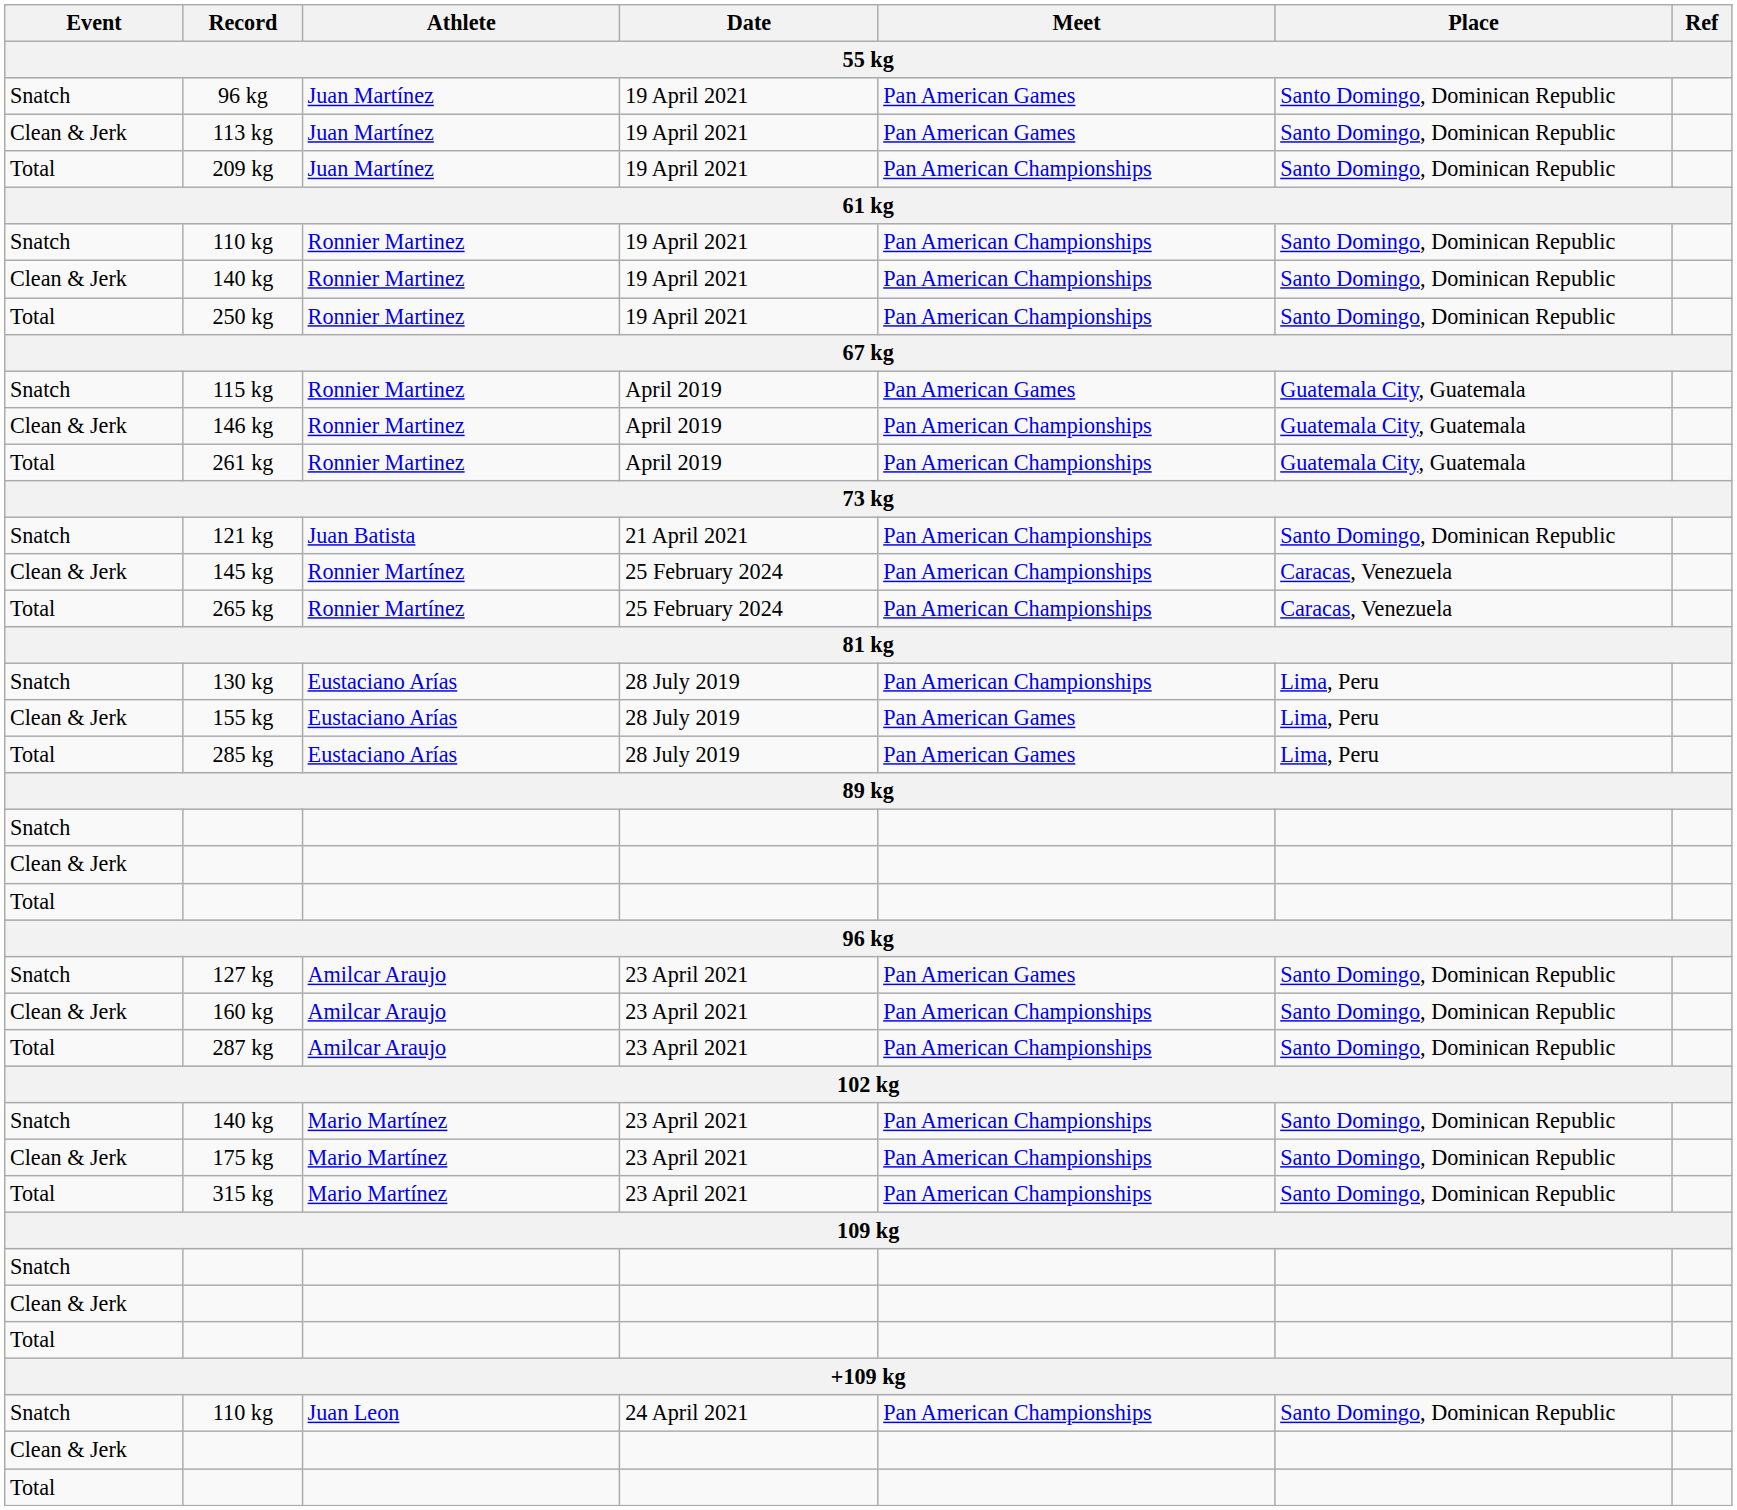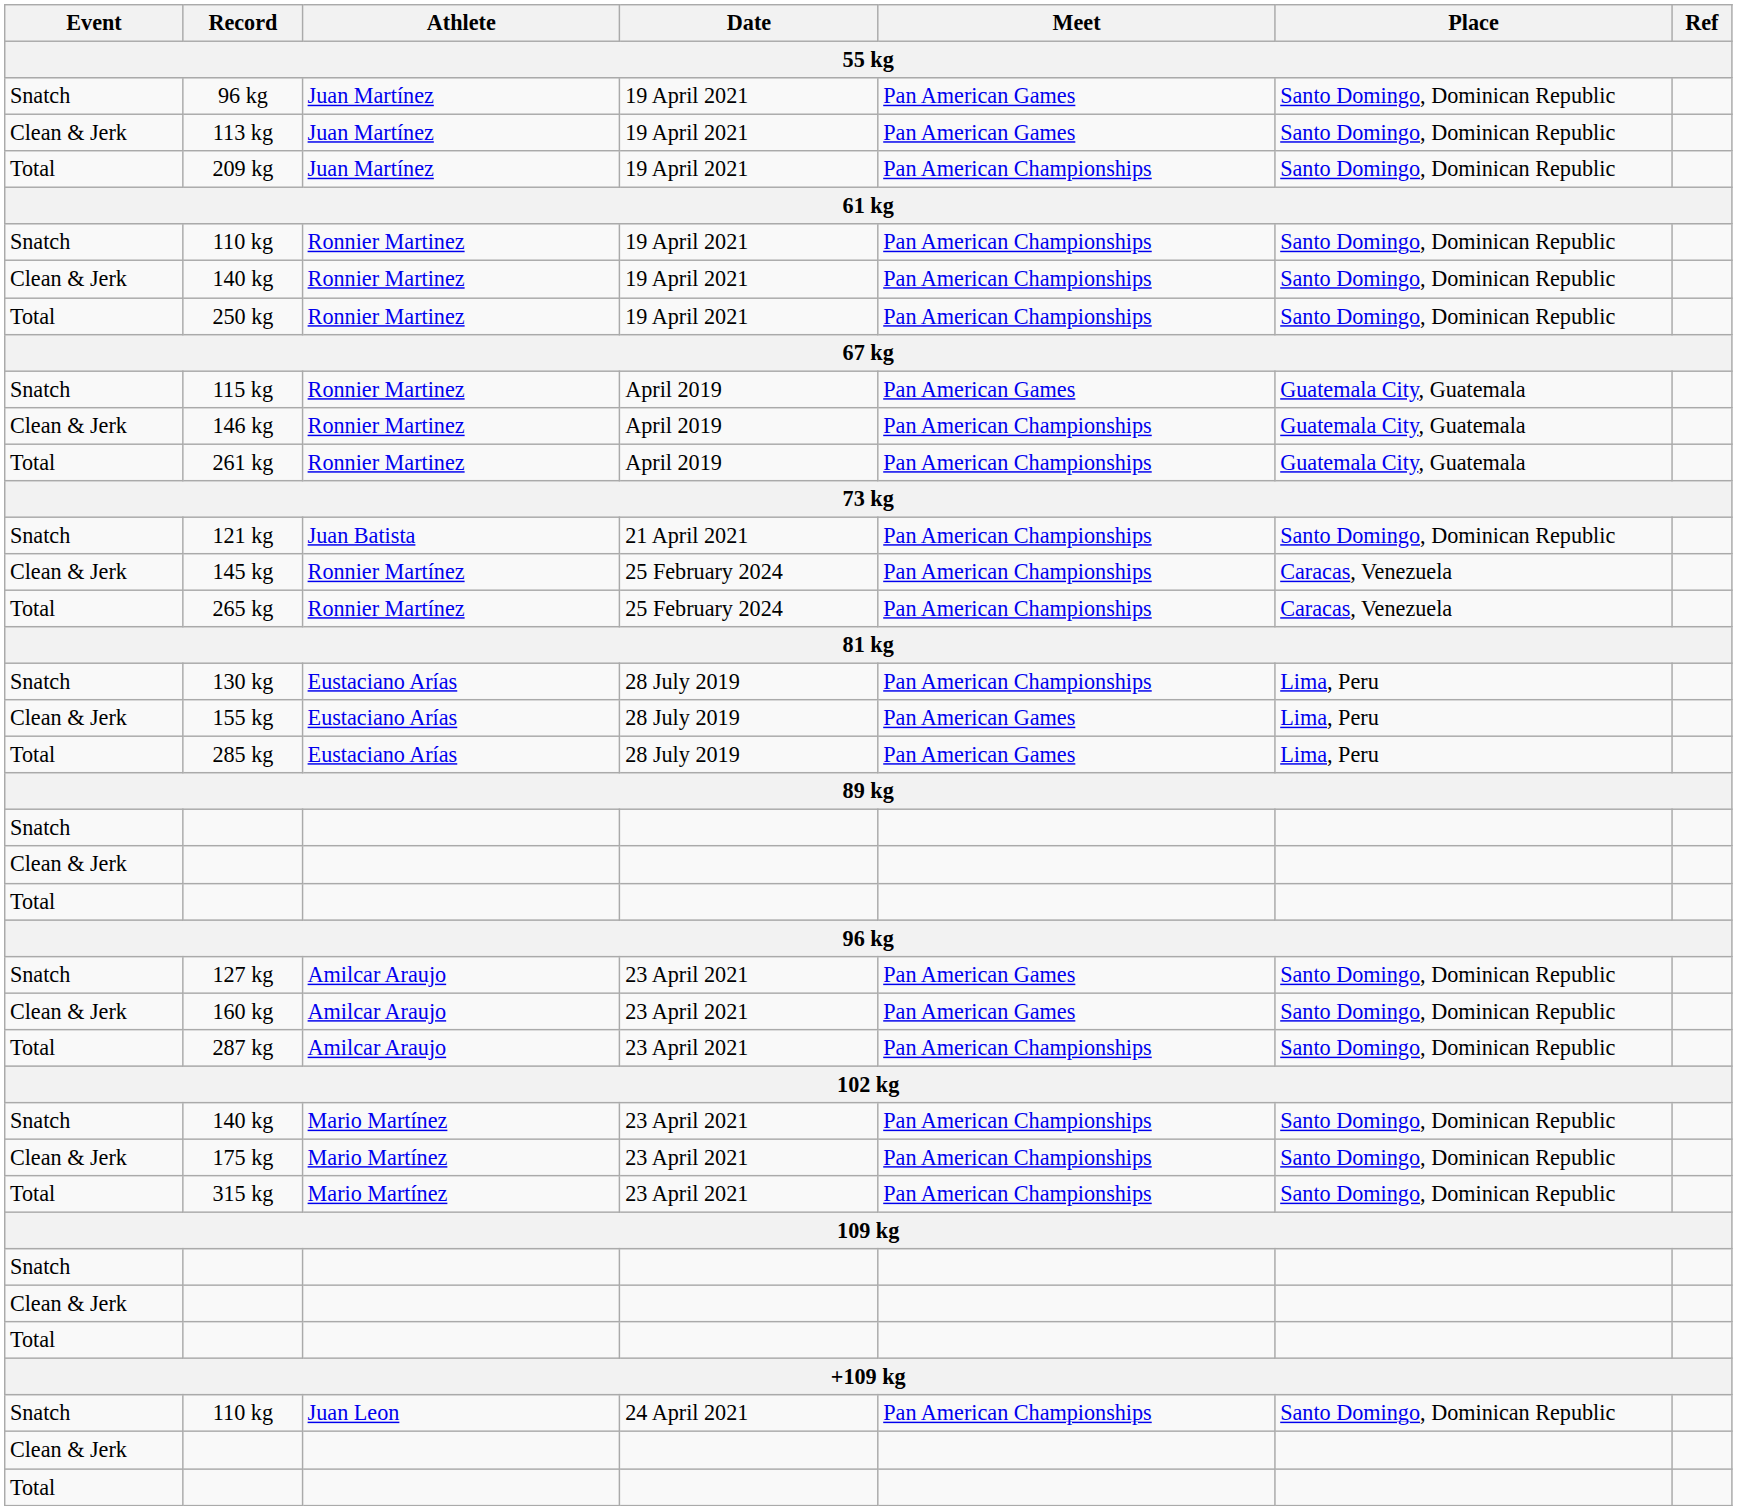(1017, 1010) Pan American Championships -> (979, 1010) Pan American Games
